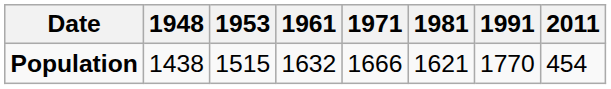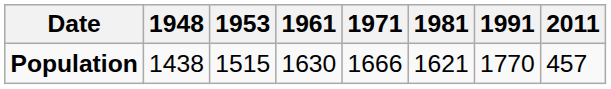(309, 63) 1632 -> (309, 63) 1630
(567, 63) 454 -> (567, 63) 457
